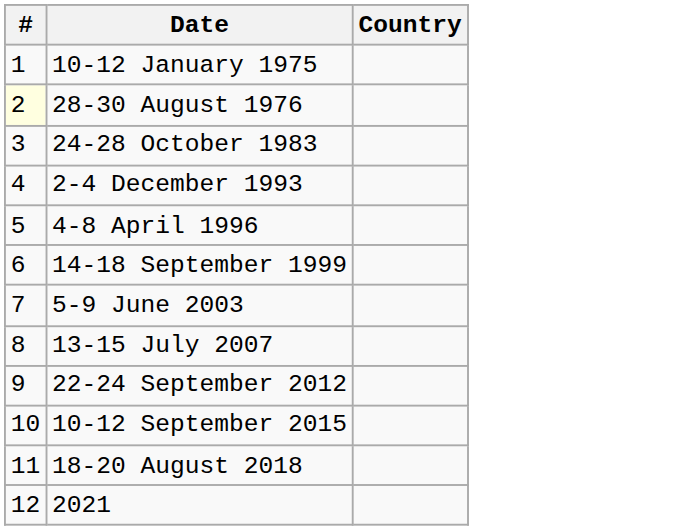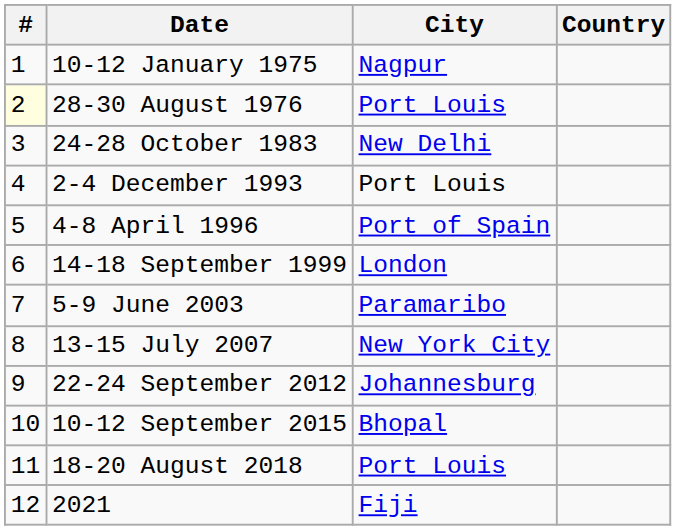+ column: (454, 25)
